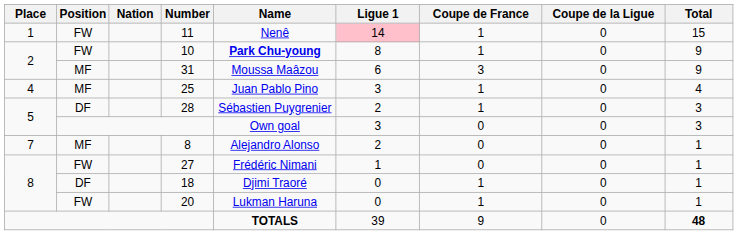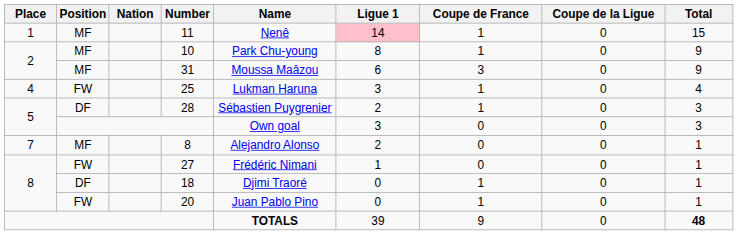(83, 33) FW -> (83, 33) MF
(83, 51) FW -> (83, 51) MF
(275, 51) bold -> (275, 51) normal
(83, 89) MF -> (83, 89) FW
(275, 89) Juan Pablo Pino -> (275, 89) Lukman Haruna
(275, 202) Lukman Haruna -> (275, 202) Juan Pablo Pino
